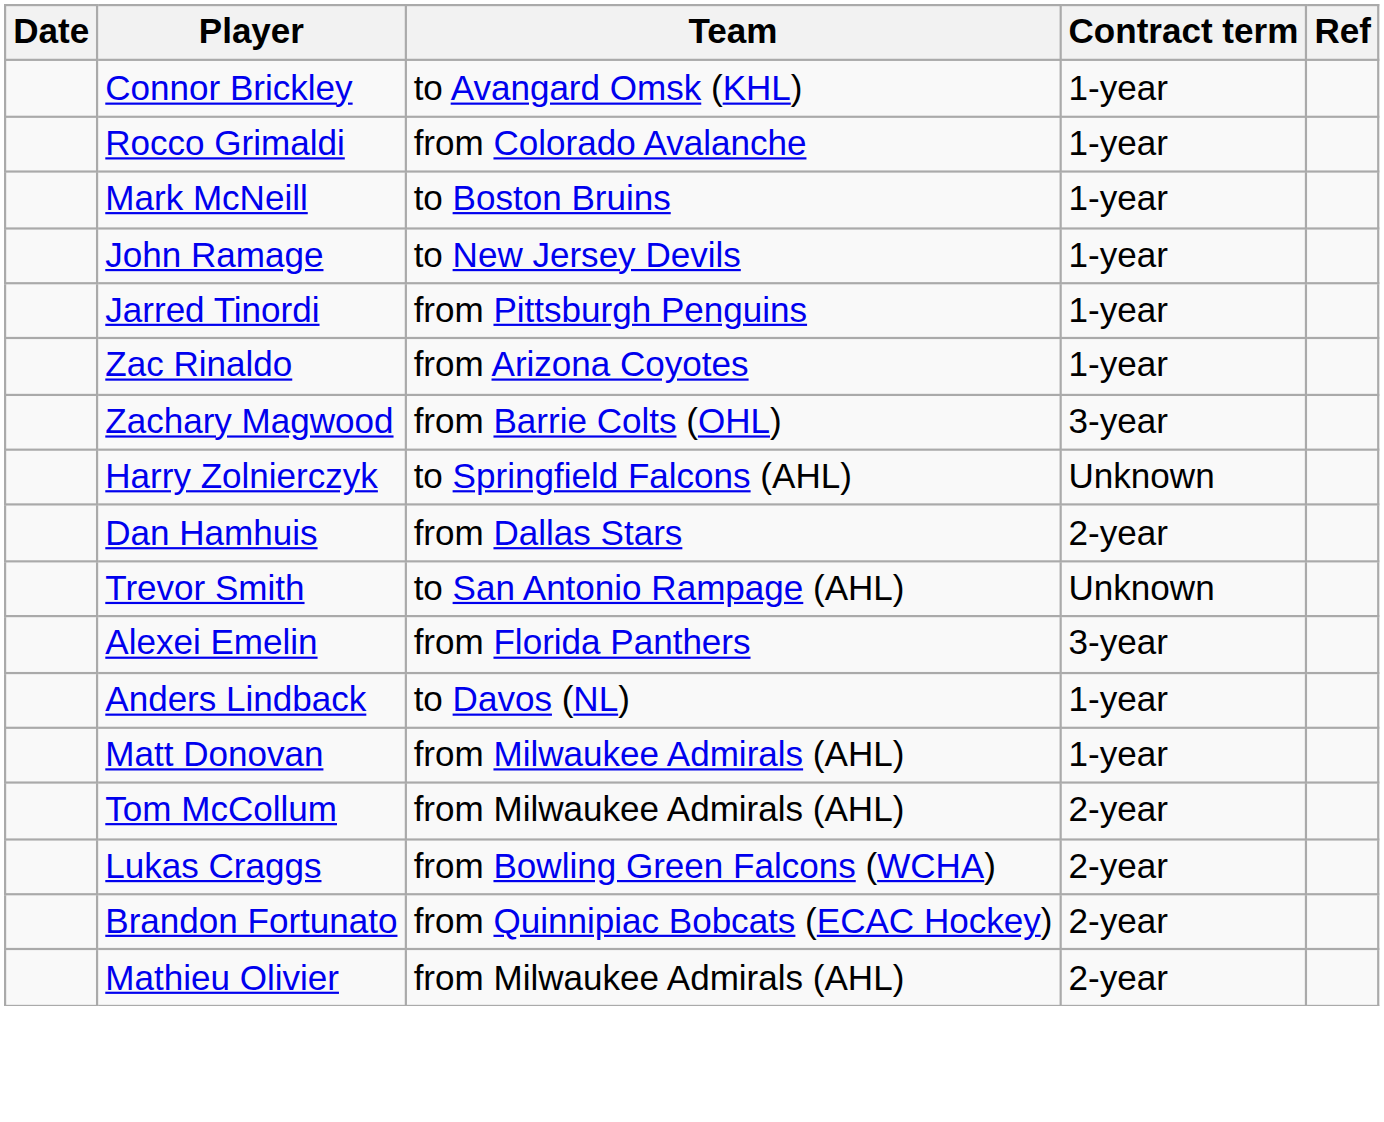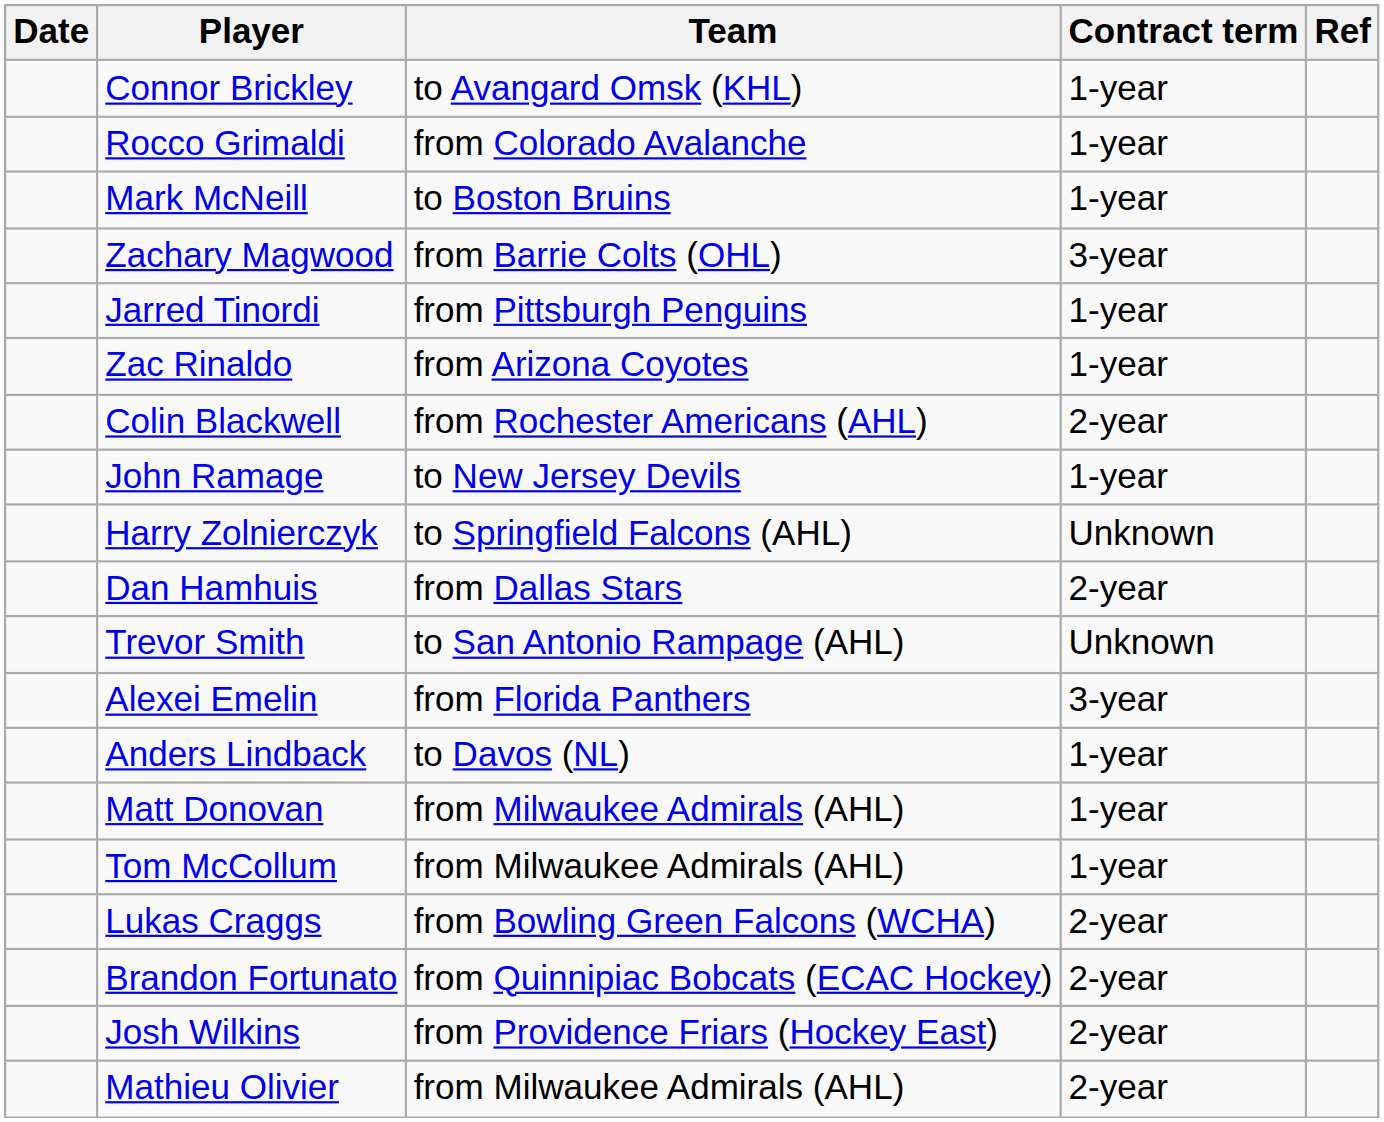rows swapped: (214, 254) <-> (249, 421)
+ row: (223, 421)
(1118, 810) 2-year -> (1118, 865) 1-year
+ row: (203, 1032)
